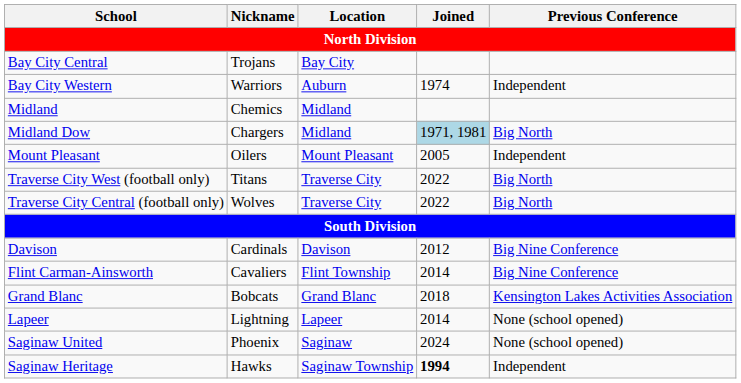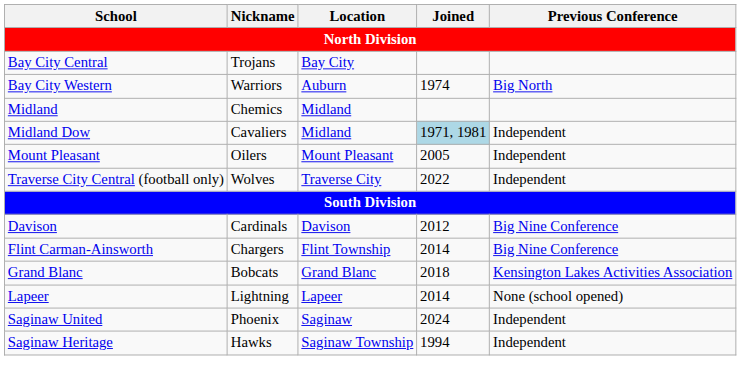(529, 86) Independent -> (523, 86) Big North
(257, 132) Chargers -> (259, 132) Cavaliers
(523, 132) Big North -> (529, 132) Independent
- row: (109, 179)
(523, 202) Big North -> (529, 179) Independent
(259, 272) Cavaliers -> (257, 249) Chargers
(558, 343) None (school opened) -> (529, 319) Independent
(435, 366) bold -> (435, 343) normal
